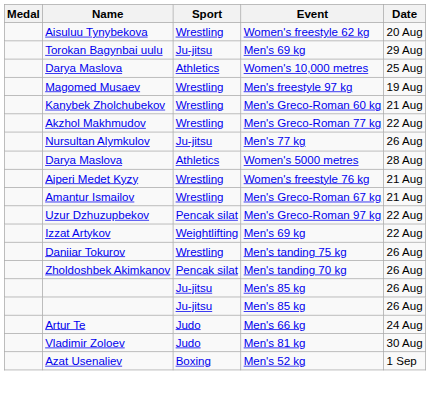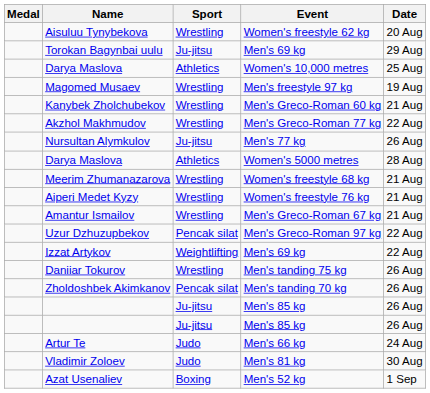+ row: (108, 178)
